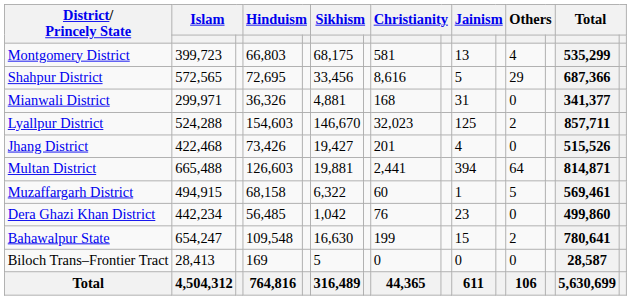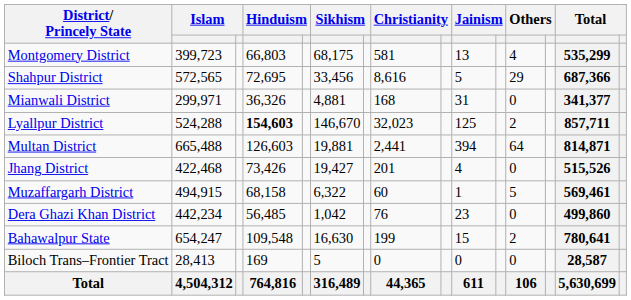(269, 123) normal -> (269, 123) bold
rows swapped: (48, 146) <-> (52, 169)
